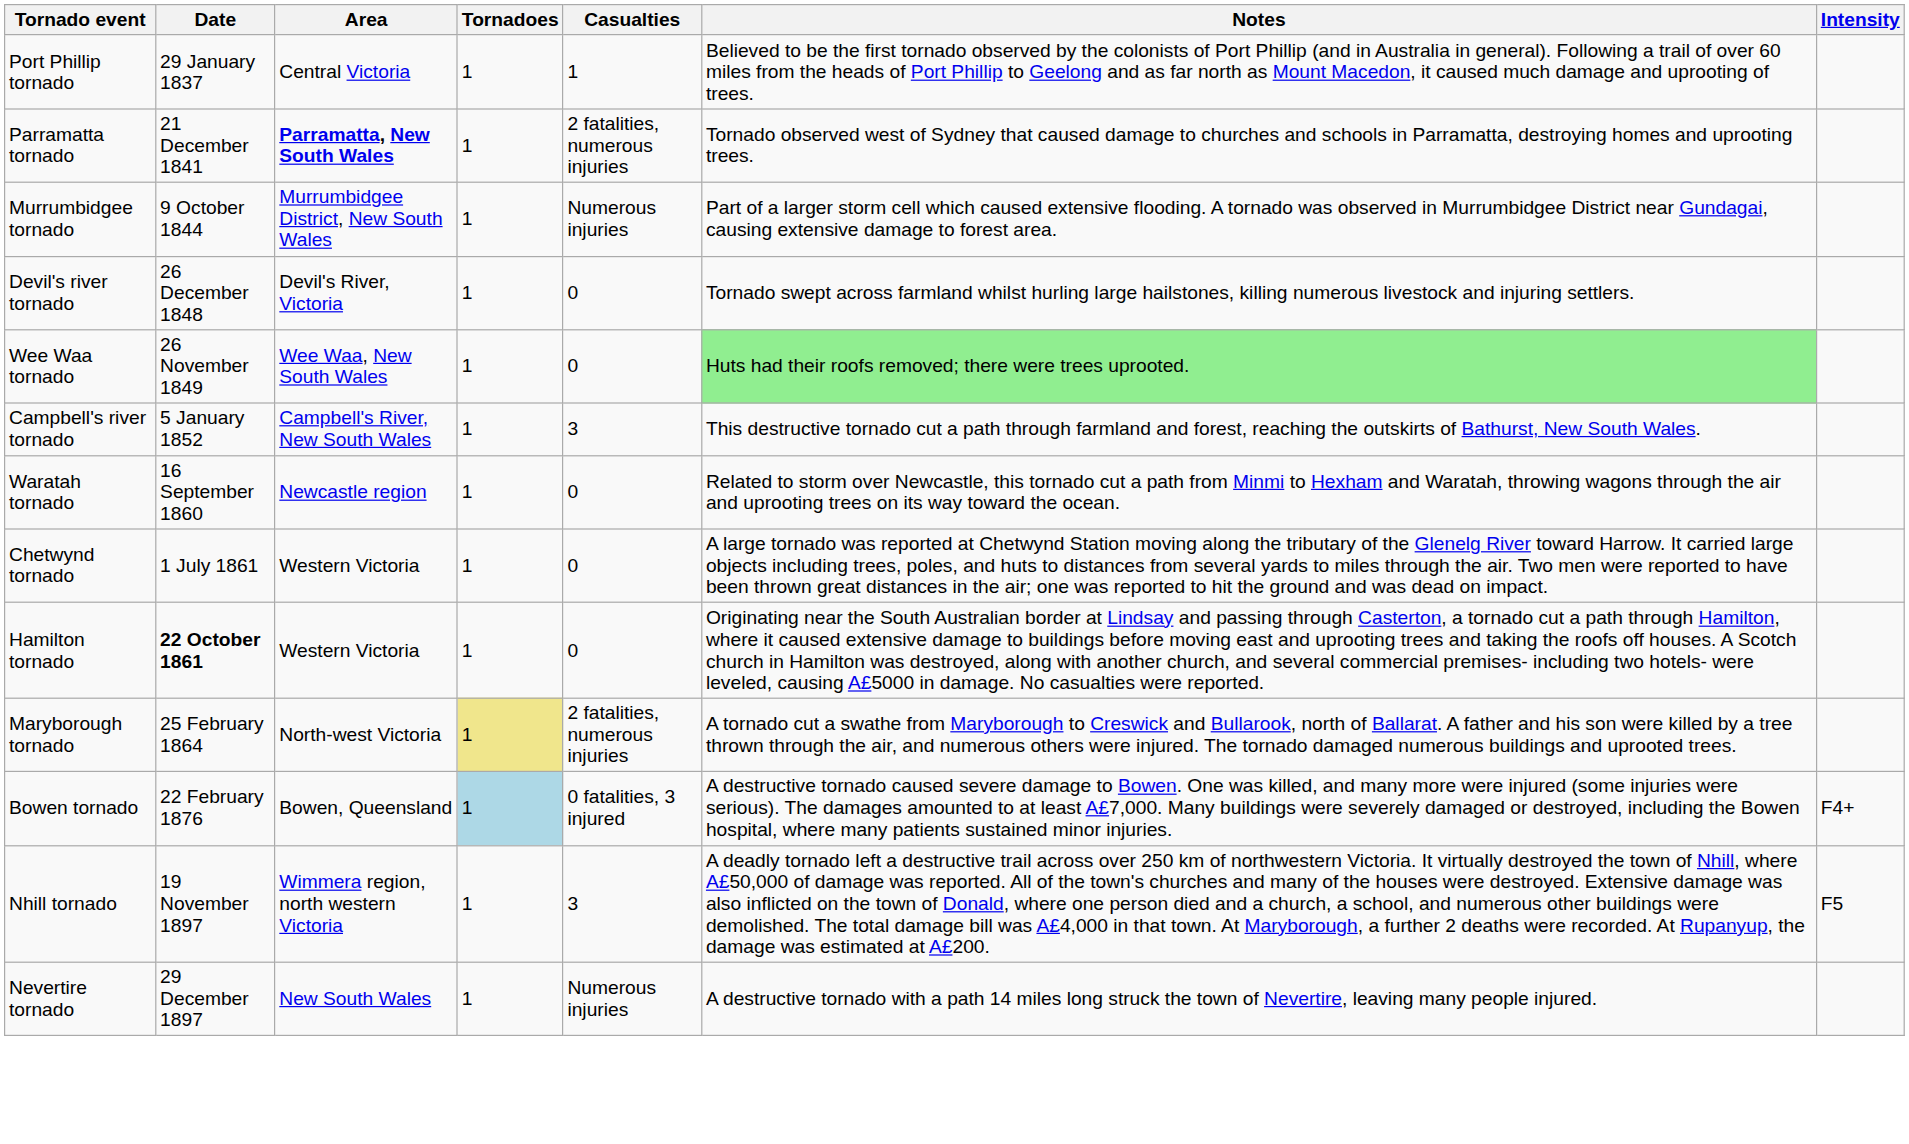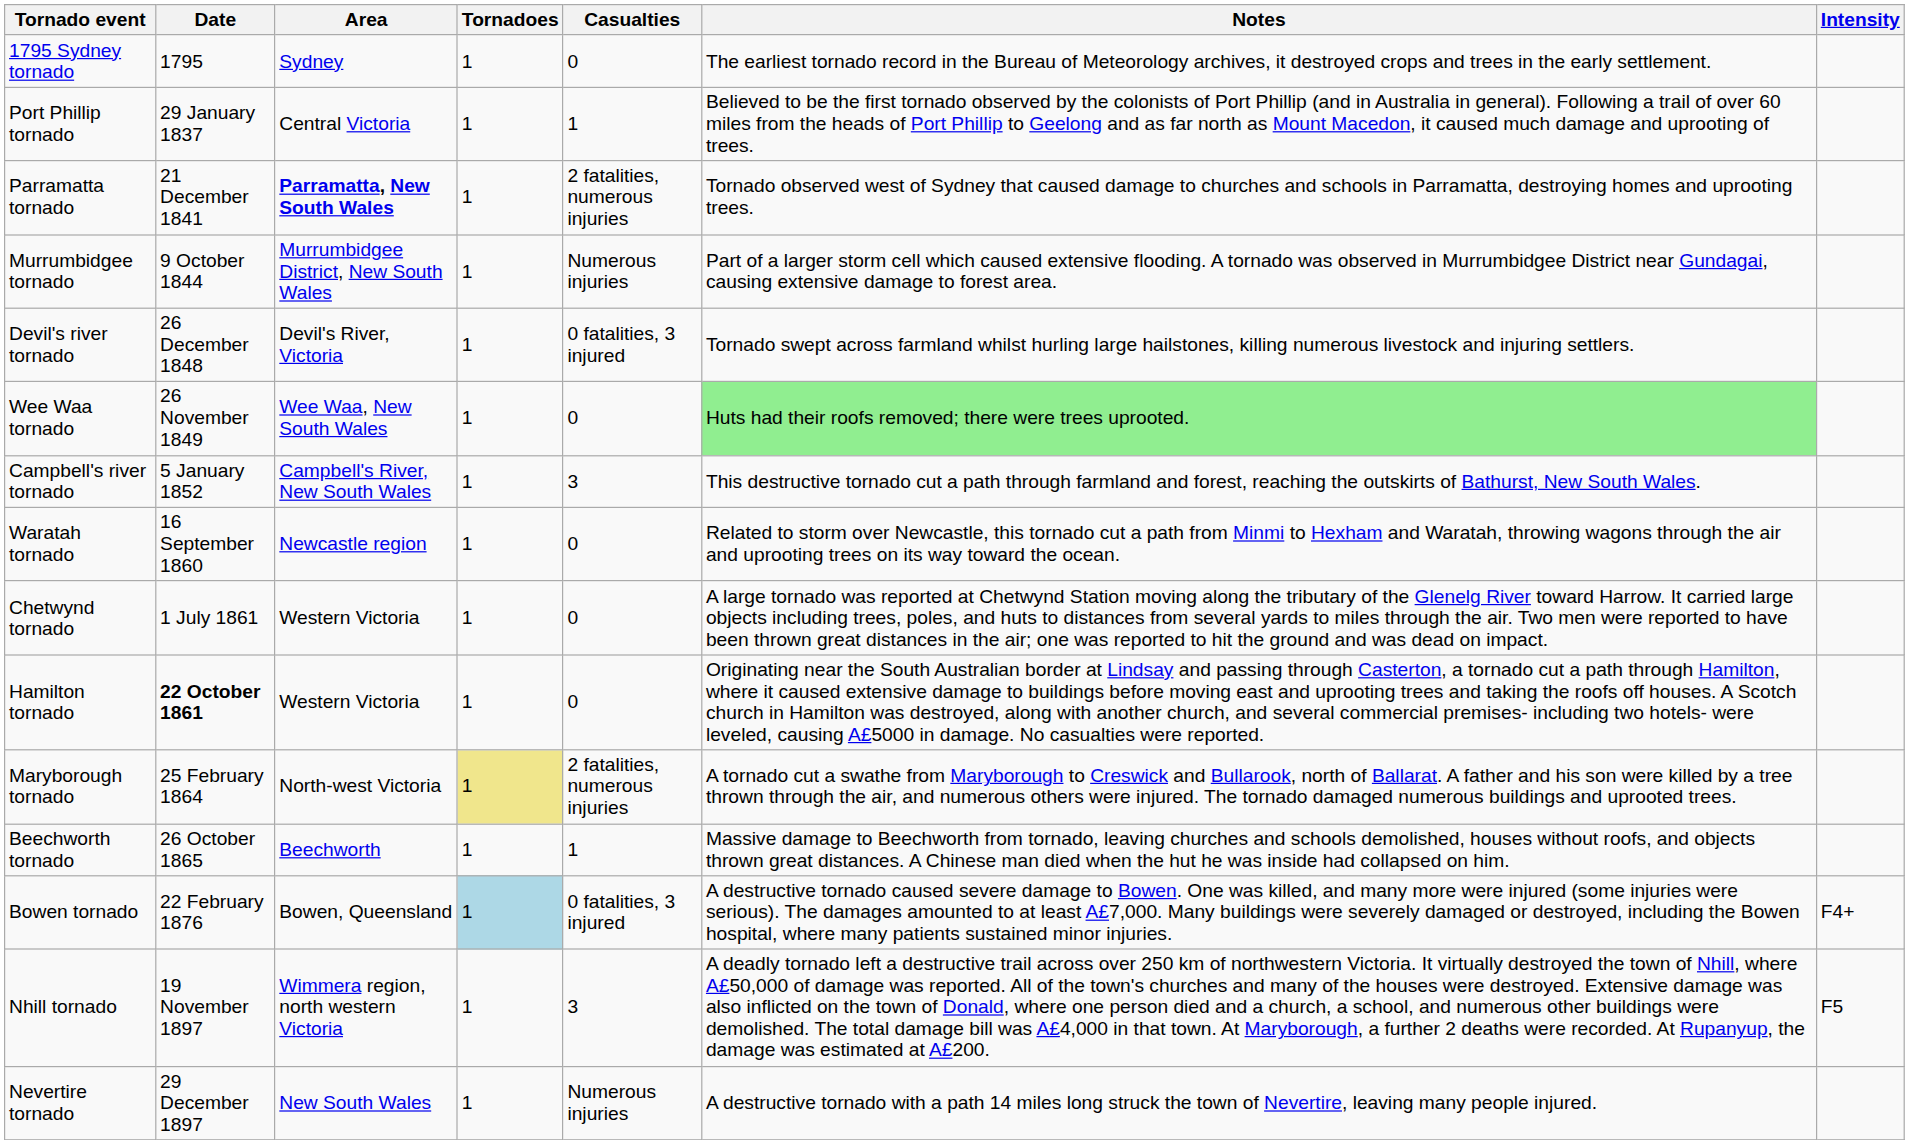+ row: (65, 60)
(573, 292) 0 -> (621, 344) 0 fatalities, 3 injured
+ row: (60, 849)
